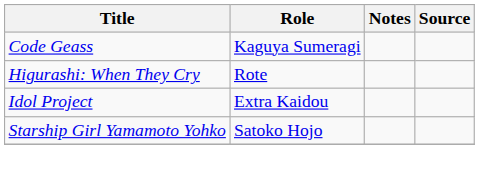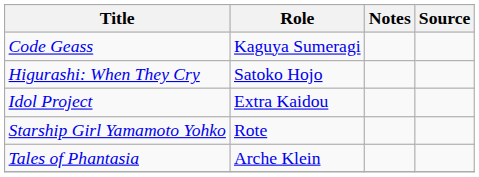(251, 74) Rote -> (278, 74) Satoko Hojo
(278, 130) Satoko Hojo -> (251, 130) Rote
+ row: (74, 158)
